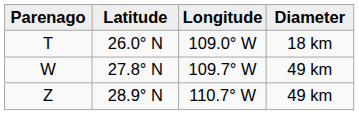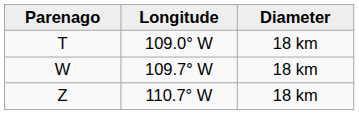- column: (135, 17)
(310, 69) 49 km -> (295, 69) 18 km
(310, 95) 49 km -> (295, 95) 18 km
